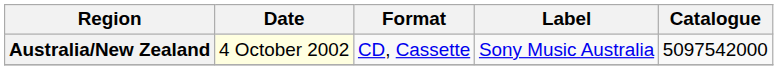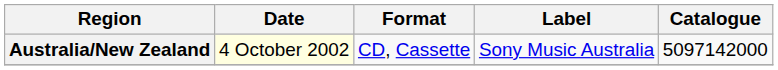(715, 49) 5097542000 -> (715, 49) 5097142000
